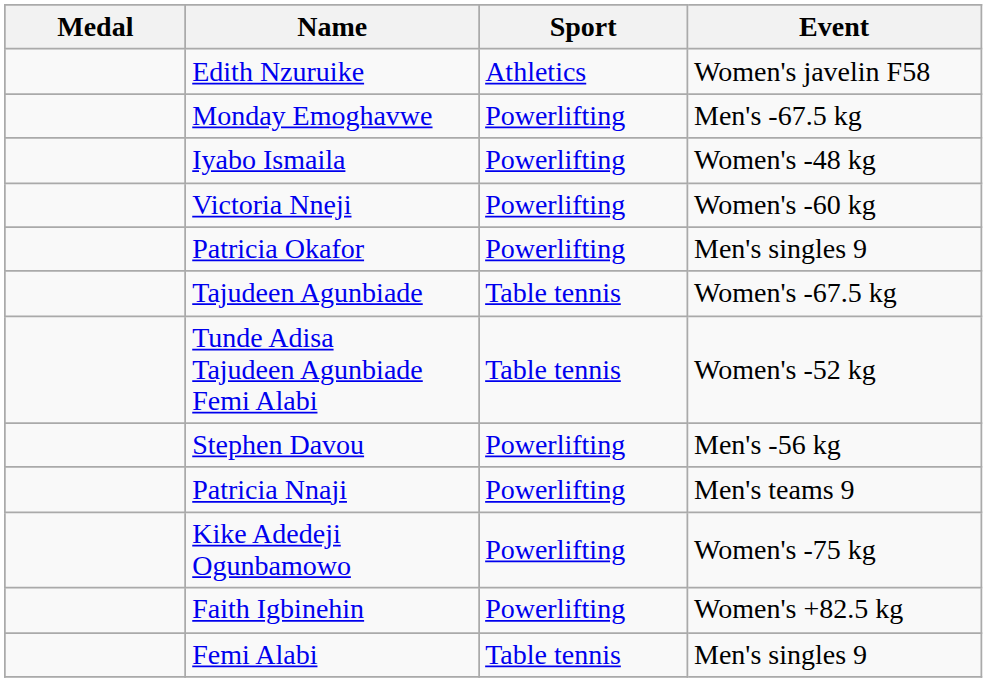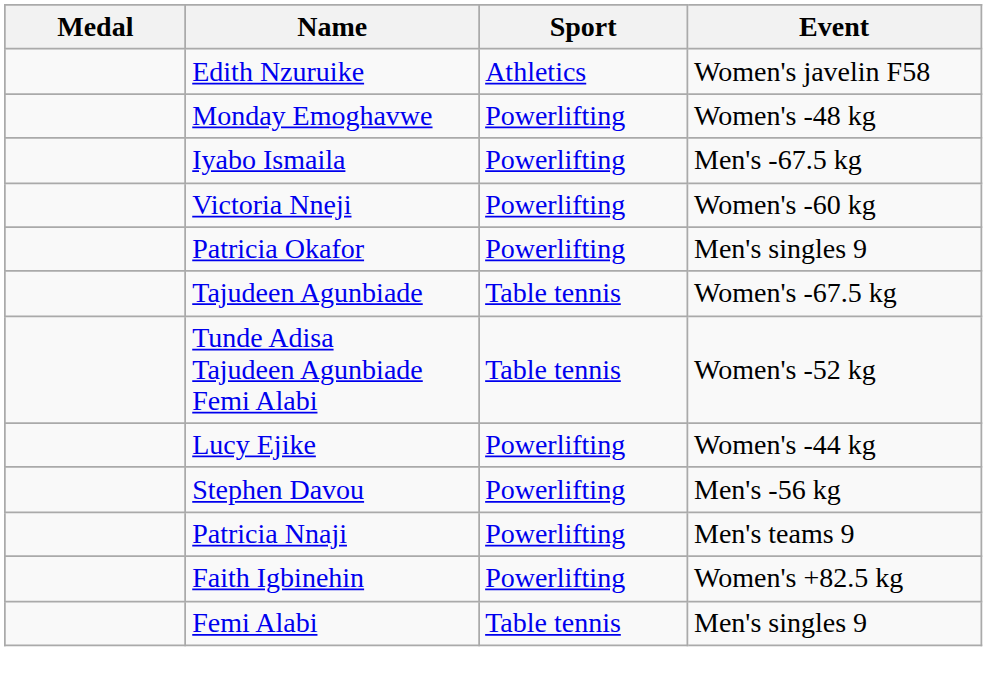(778, 115) Men's -67.5 kg -> (785, 115) Women's -48 kg
(785, 159) Women's -48 kg -> (778, 159) Men's -67.5 kg
+ row: (254, 444)
- row: (272, 549)
